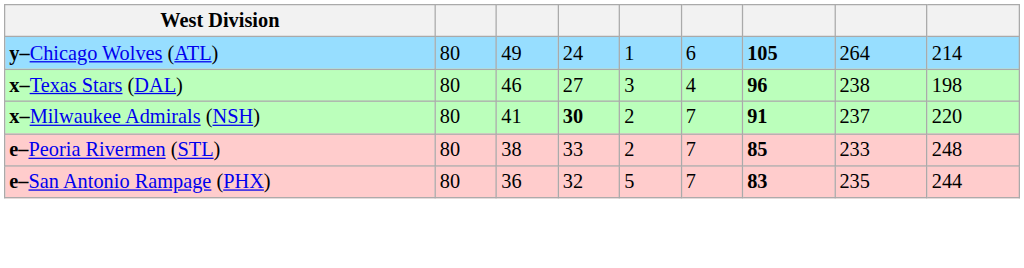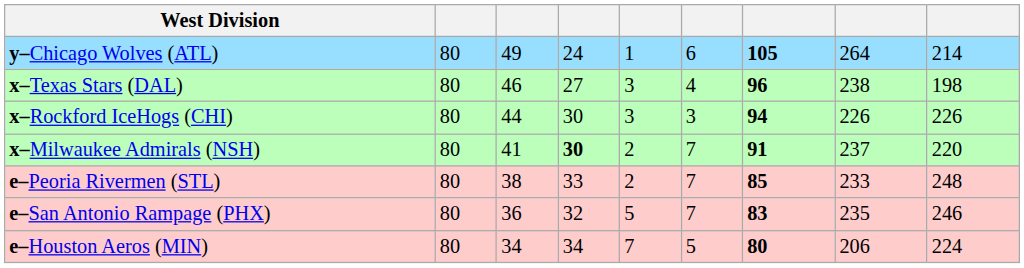+ row: (121, 117)
(947, 181) 244 -> (947, 213) 246
+ row: (109, 246)
